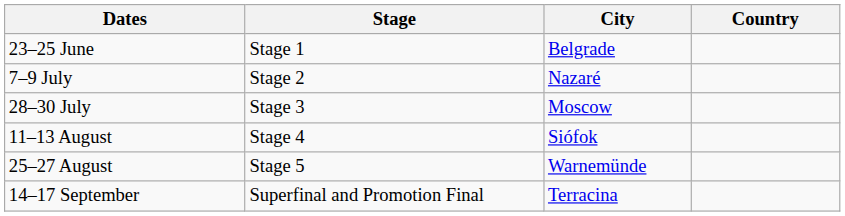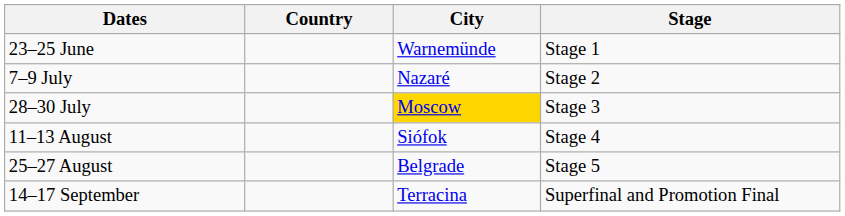columns swapped: (765, 19) <-> (394, 19)
(581, 48) Belgrade -> (446, 48) Warnemünde
(580, 107) no background -> (429, 107) gold background
(597, 166) Warnemünde -> (431, 166) Belgrade
